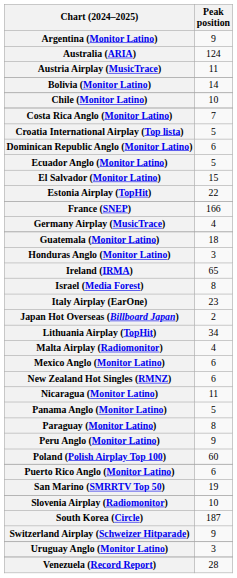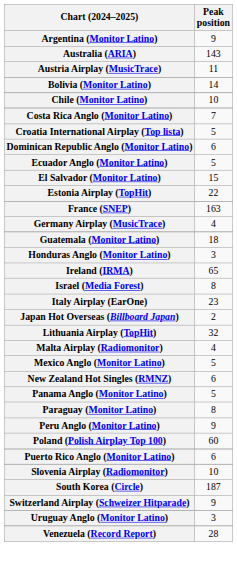(213, 54) 124 -> (213, 54) 143
(213, 208) 166 -> (213, 208) 163
(213, 332) 34 -> (213, 332) 32
(213, 363) 6 -> (213, 363) 5
- row: (99, 394)
- row: (99, 487)
